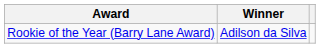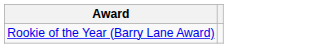- column: (263, 14)
